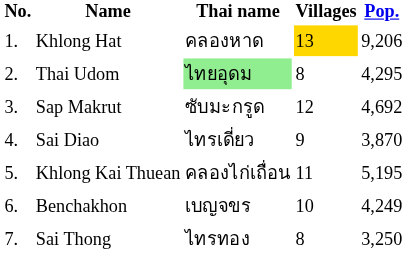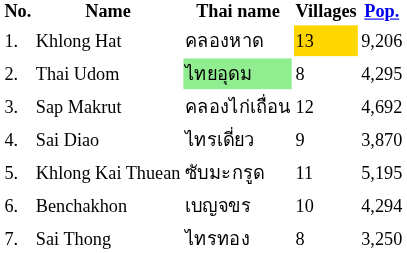(225, 107) ซับมะกรูด -> (238, 107) คลองไก่เถื่อน
(238, 173) คลองไก่เถื่อน -> (225, 173) ซับมะกรูด
(382, 205) 4,249 -> (382, 205) 4,294
